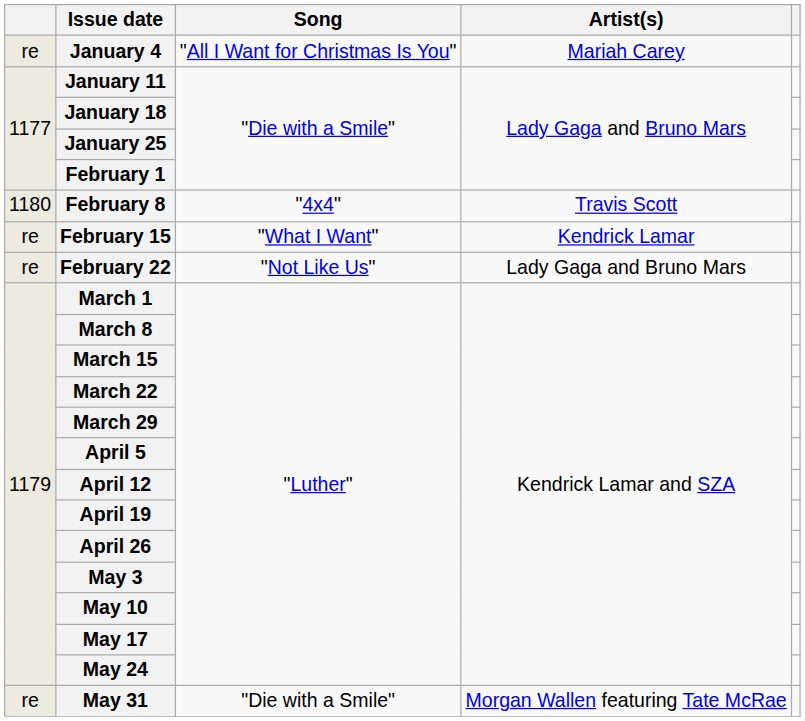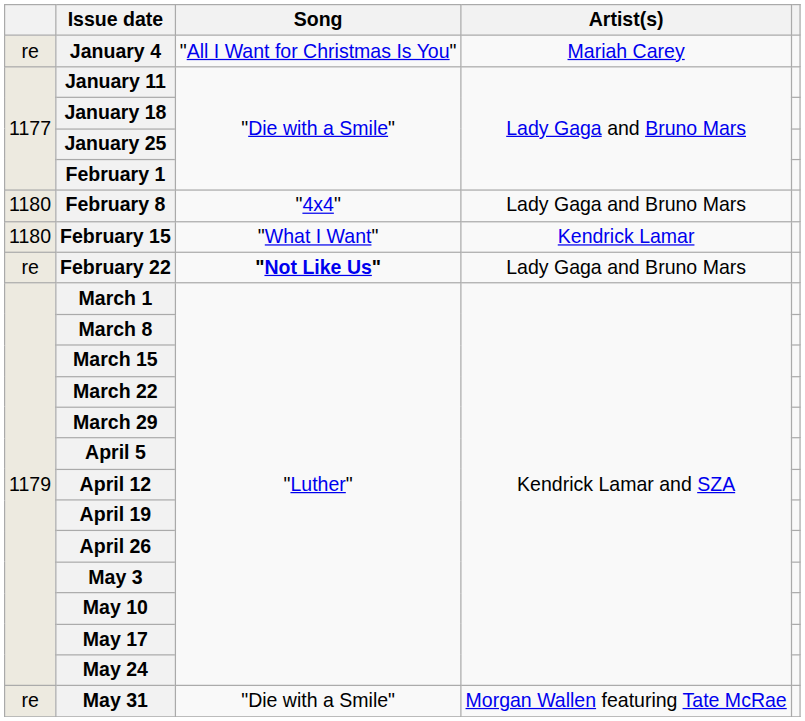(626, 205) Travis Scott -> (626, 205) Lady Gaga and Bruno Mars
(30, 236) re -> (30, 236) 1180
(318, 267) normal -> (318, 267) bold
